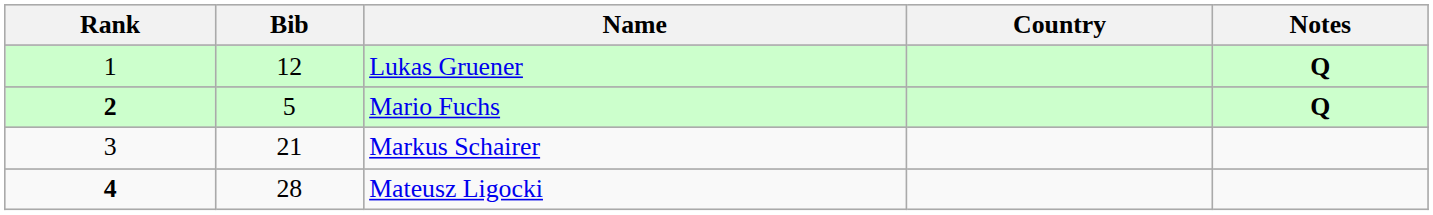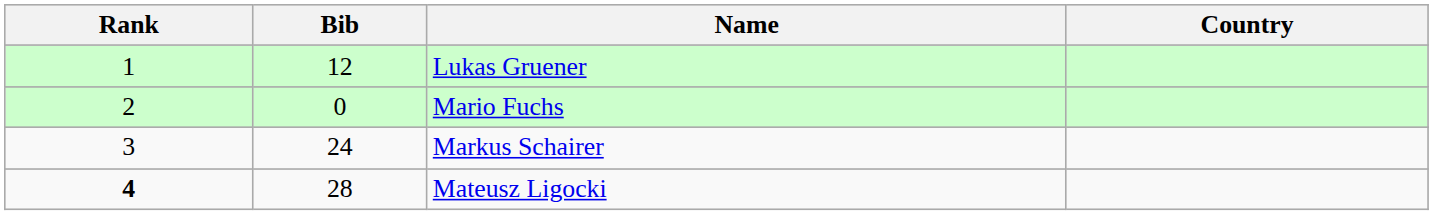- column: (1320, 24)
(110, 106) bold -> (129, 106) normal
(289, 106) 5 -> (340, 106) 0
(289, 147) 21 -> (340, 147) 24
